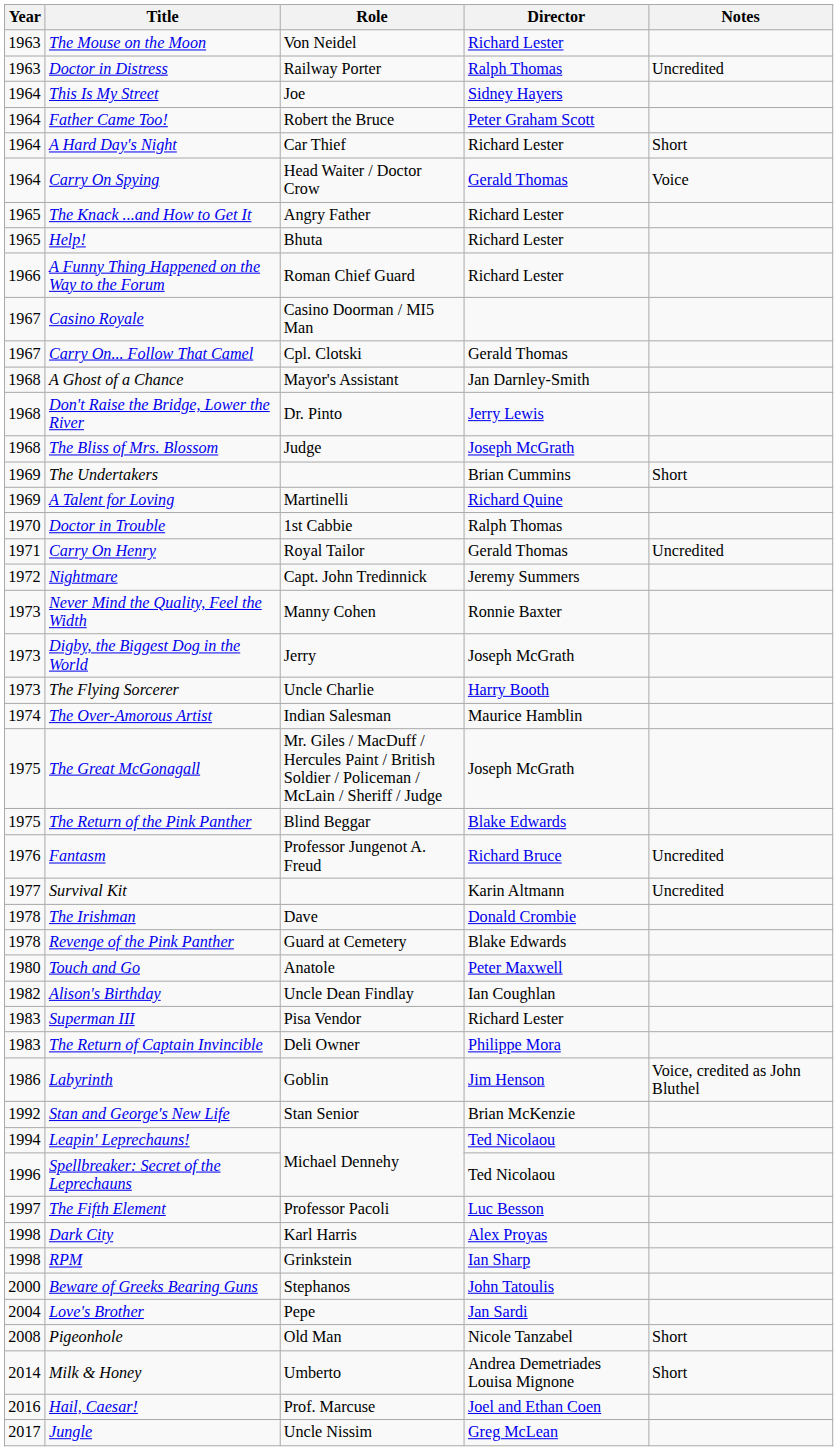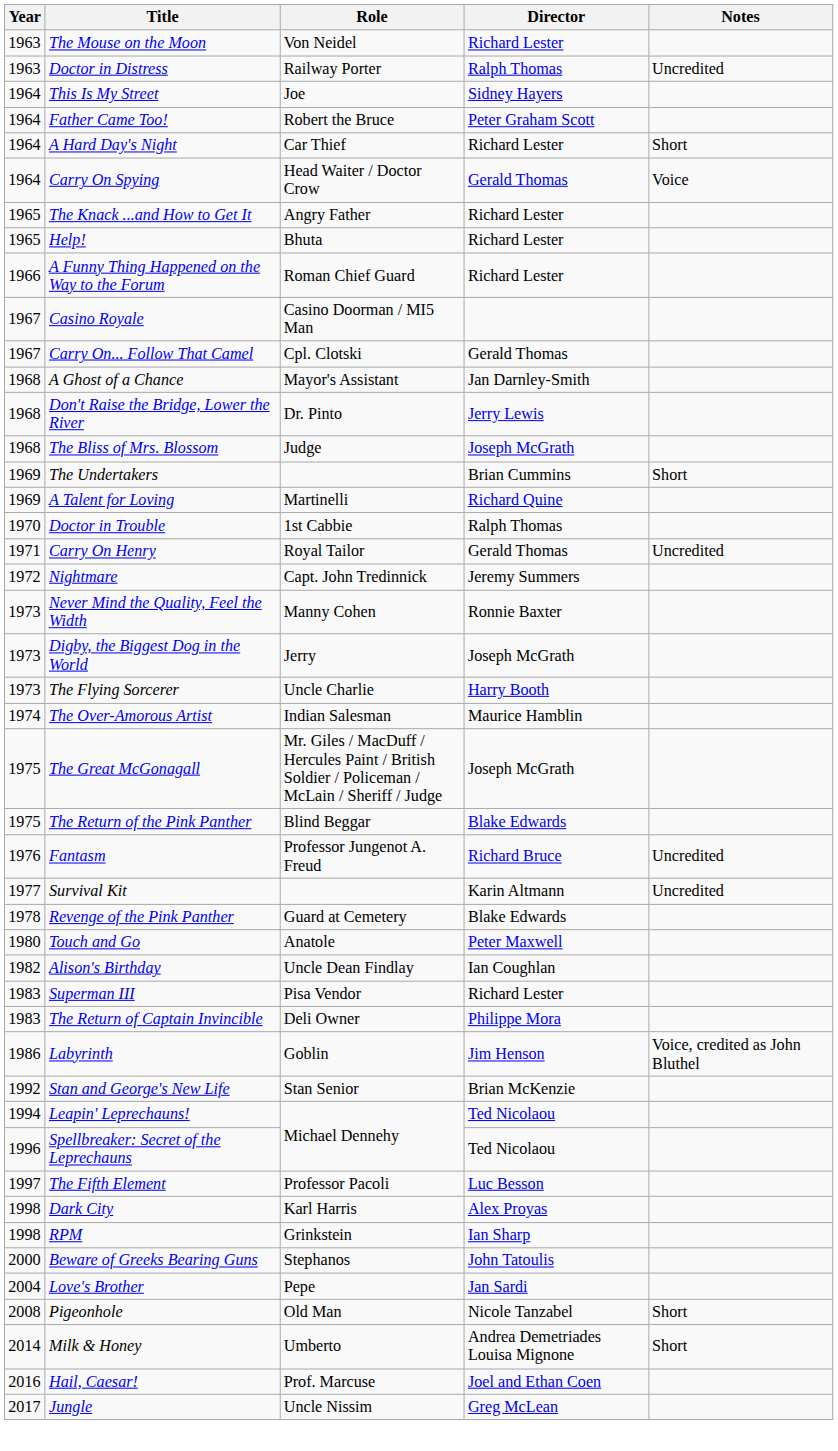- row: (92, 916)
